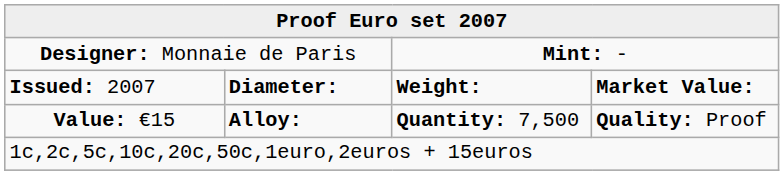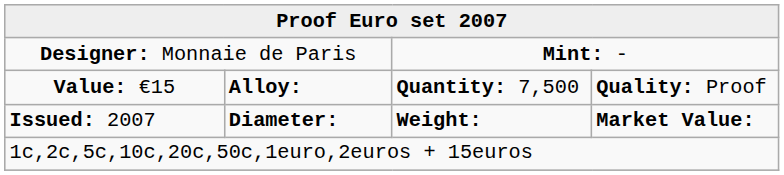rows swapped: (114, 120) <-> (83, 87)
